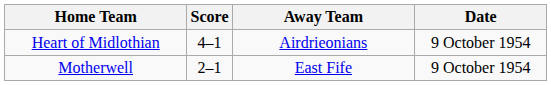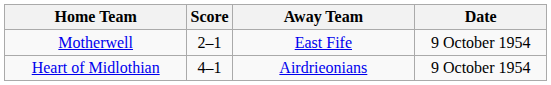rows swapped: (96, 42) <-> (96, 67)
